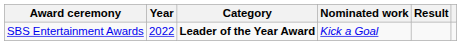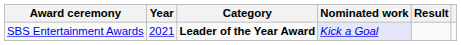(162, 31) 2022 -> (162, 31) 2021
(349, 31) no background -> (349, 31) lavender background
